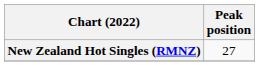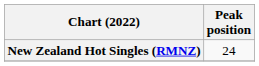(229, 50) 27 -> (229, 50) 24
